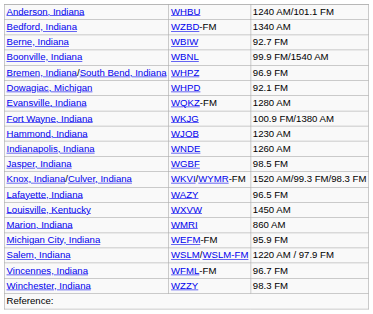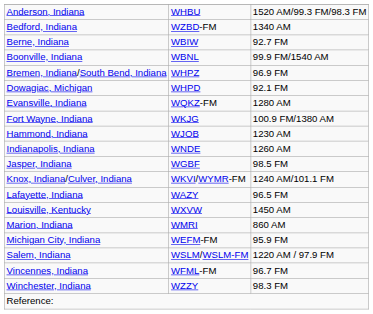(293, 12) 1240 AM/101.1 FM -> (310, 12) 1520 AM/99.3 FM/98.3 FM
(310, 179) 1520 AM/99.3 FM/98.3 FM -> (293, 179) 1240 AM/101.1 FM
